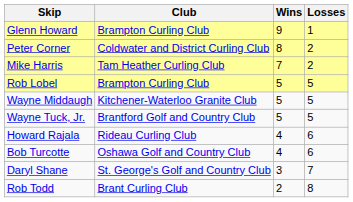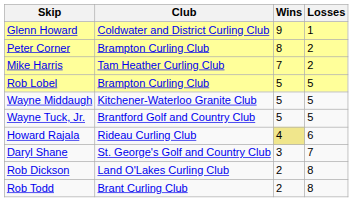(153, 30) Brampton Curling Club -> (183, 30) Coldwater and District Curling Club
(183, 48) Coldwater and District Curling Club -> (153, 48) Brampton Curling Club
(279, 135) no background -> (279, 135) khaki background
- row: (38, 153)
+ row: (38, 170)
